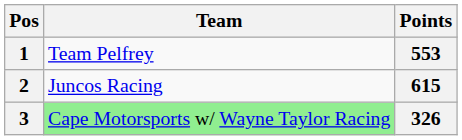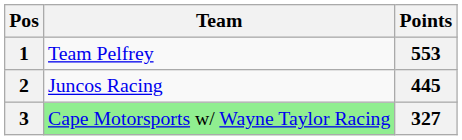(426, 86) 615 -> (426, 86) 445
(426, 118) 326 -> (426, 118) 327
